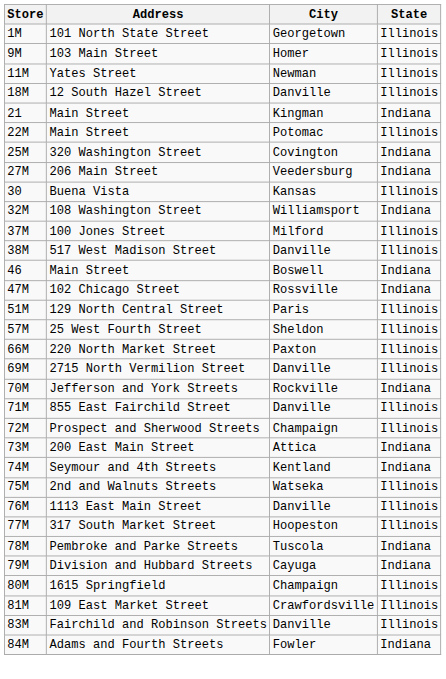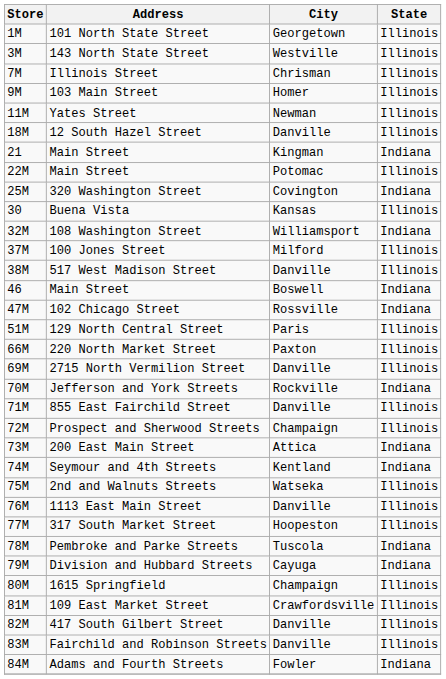+ row: (15, 54)
+ row: (15, 73)
- row: (18, 172)
- row: (18, 330)
+ row: (18, 625)
